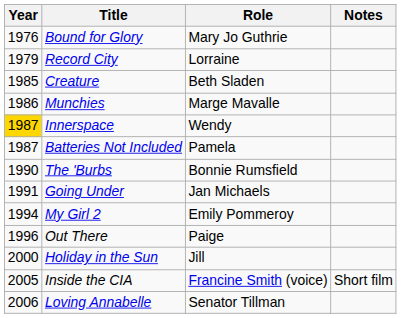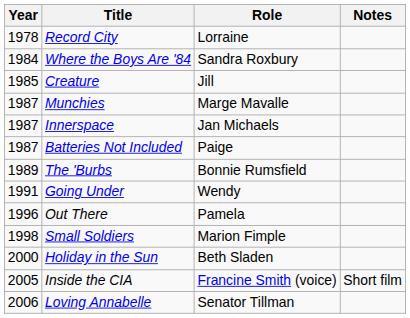- row: (94, 37)
(23, 59) 1979 -> (23, 37) 1978
+ row: (118, 59)
(226, 81) Beth Sladen -> (206, 81) Jill
(23, 103) 1986 -> (23, 103) 1987
(23, 125) gold background -> (23, 125) no background
(210, 125) Wendy -> (238, 125) Jan Michaels
(212, 147) Pamela -> (215, 147) Paige
(23, 170) 1990 -> (23, 170) 1989
(229, 192) Jan Michaels -> (219, 192) Wendy
- row: (73, 214)
(206, 236) Paige -> (221, 214) Pamela
+ row: (90, 236)
(197, 258) Jill -> (235, 258) Beth Sladen
